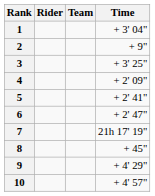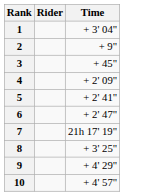- column: (81, 13)
(130, 64) + 3' 25" -> (105, 64) + 45"
(135, 149) + 45" -> (100, 149) + 3' 25"
